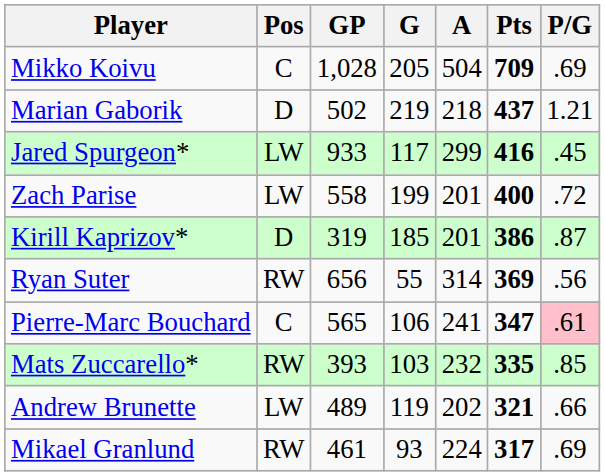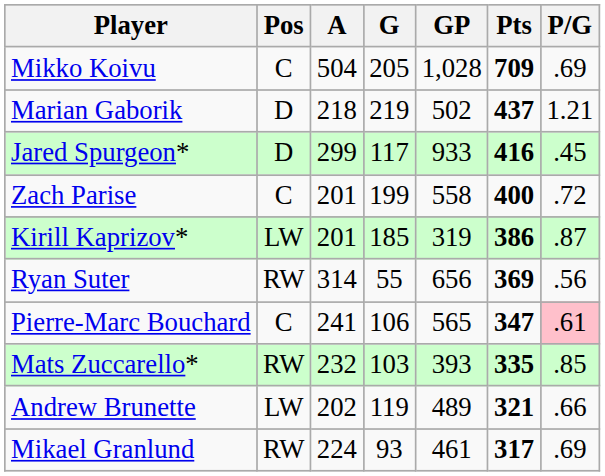columns swapped: (347, 25) <-> (462, 25)
(284, 152) LW -> (284, 152) D
(284, 195) LW -> (284, 195) C
(284, 237) D -> (284, 237) LW
